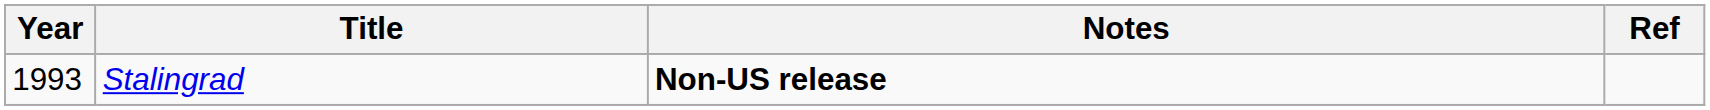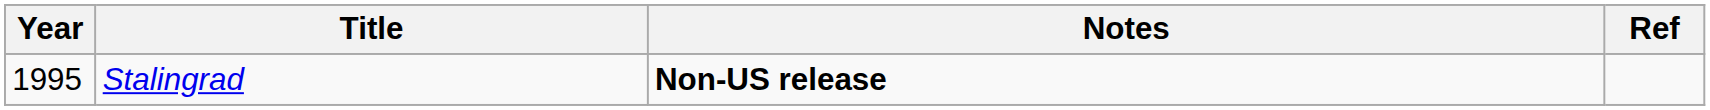(47, 79) 1993 -> (47, 79) 1995
